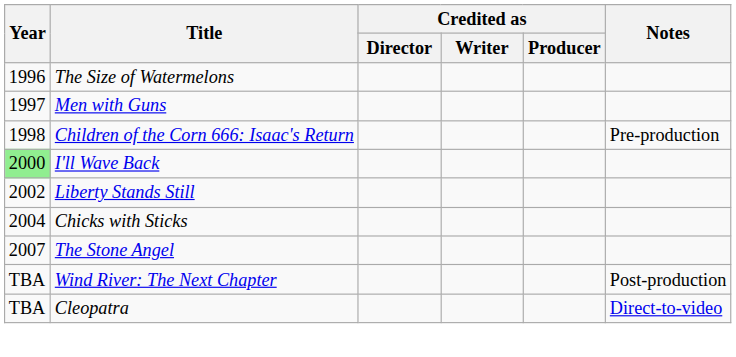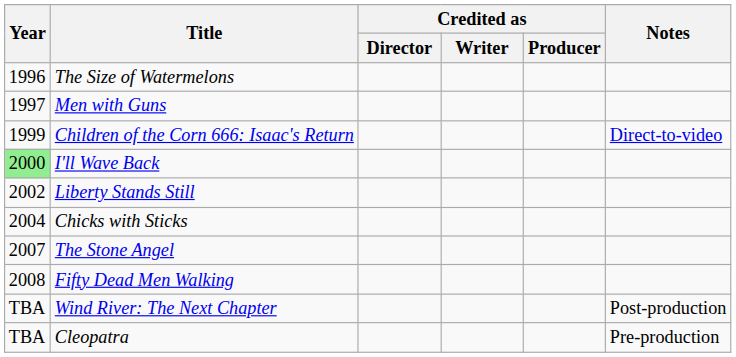(27, 134) 1998 -> (27, 134) 1999
(665, 134) Pre-production -> (666, 134) Direct-to-video
+ row: (144, 279)
(666, 308) Direct-to-video -> (665, 337) Pre-production
